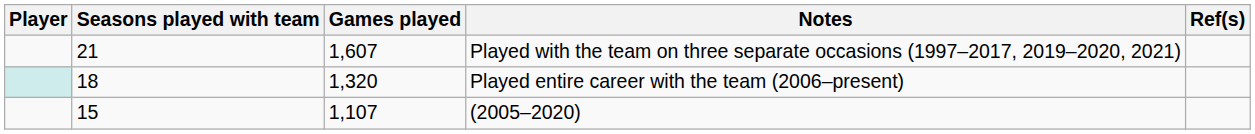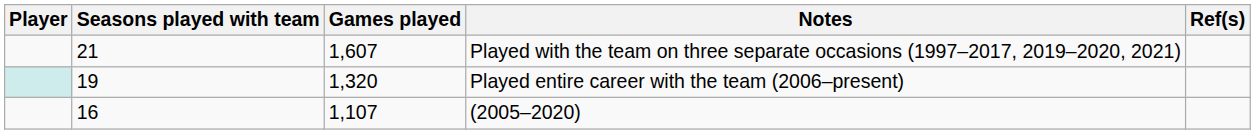(88, 81) 18 -> (88, 81) 19
(88, 112) 15 -> (88, 112) 16
